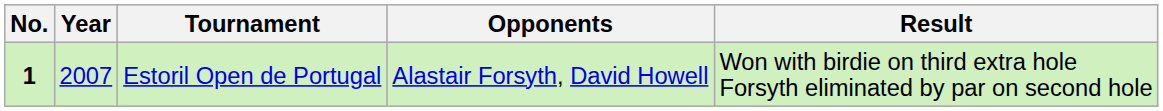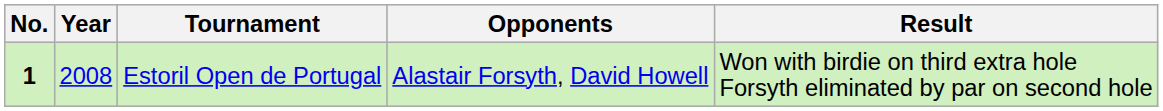(86, 75) 2007 -> (86, 75) 2008
